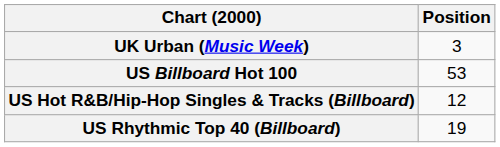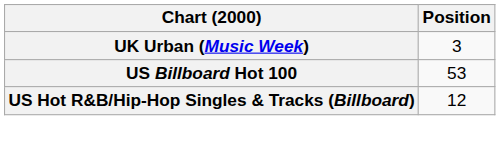- row: (212, 127)
